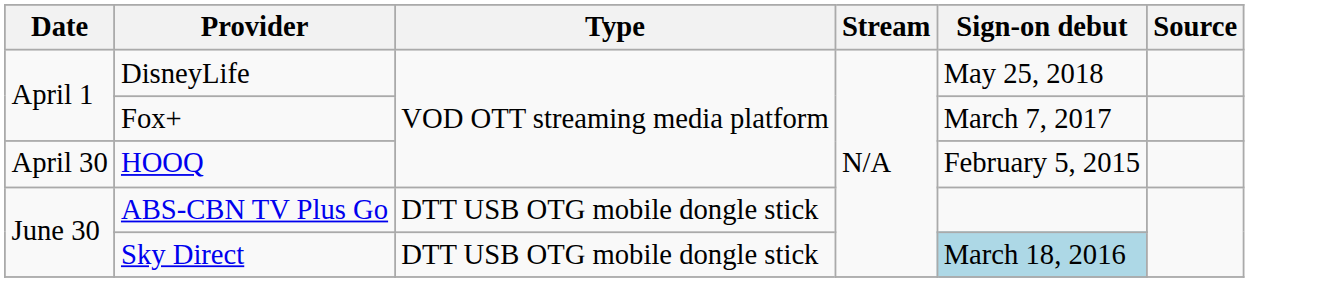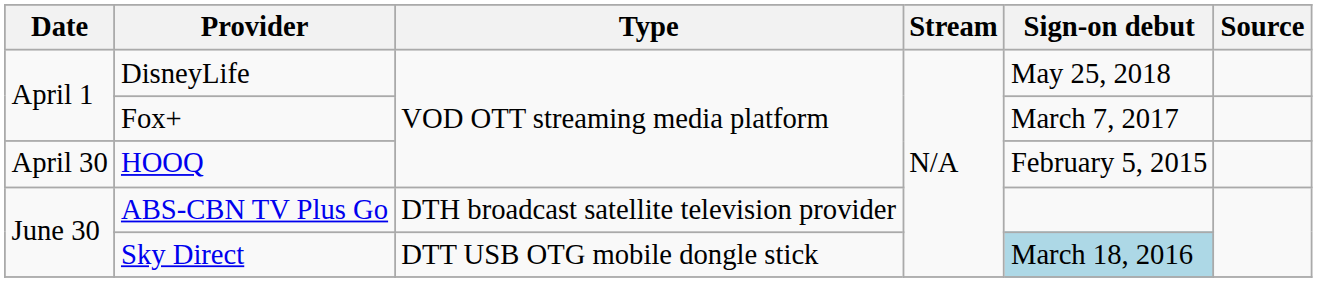(610, 208) DTT USB OTG mobile dongle stick -> (649, 208) DTH broadcast satellite television provider
